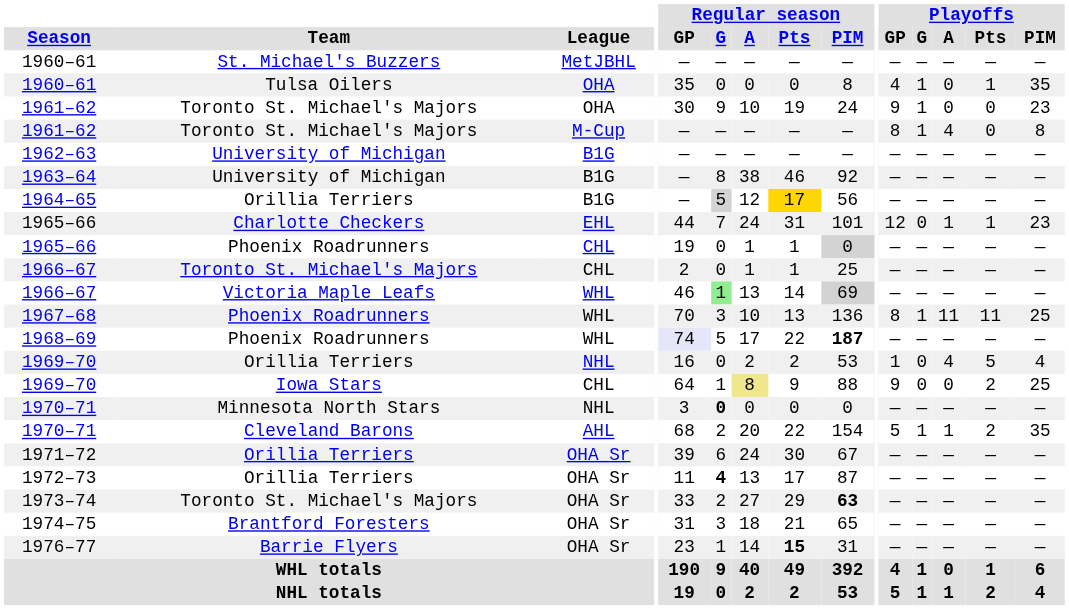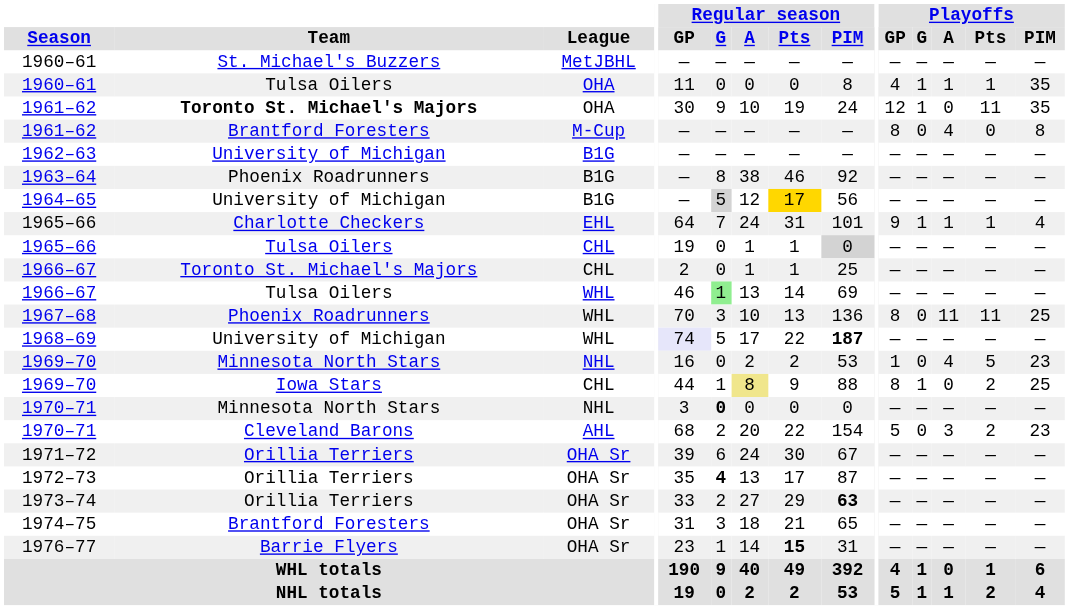(684, 85) 35 -> (684, 85) 11
(949, 85) 0 -> (949, 85) 1
(329, 108) normal -> (329, 108) bold
(895, 108) 9 -> (895, 108) 12
(990, 108) 0 -> (990, 108) 11
(1040, 108) 23 -> (1040, 108) 35
(329, 131) Toronto St. Michael's Majors -> (329, 131) Brantford Foresters
(922, 131) 1 -> (922, 131) 0
(329, 177) University of Michigan -> (329, 177) Phoenix Roadrunners
(329, 201) Orillia Terriers -> (329, 201) University of Michigan
(684, 224) 44 -> (684, 224) 64
(895, 224) 12 -> (895, 224) 9
(922, 224) 0 -> (922, 224) 1
(1040, 224) 23 -> (1040, 224) 4
(329, 247) Phoenix Roadrunners -> (329, 247) Tulsa Oilers
(329, 293) Victoria Maple Leafs -> (329, 293) Tulsa Oilers
(848, 293) lightgrey background -> (848, 293) no background
(922, 316) 1 -> (922, 316) 0
(329, 339) Phoenix Roadrunners -> (329, 339) University of Michigan
(329, 362) Orillia Terriers -> (329, 362) Minnesota North Stars
(1040, 362) 4 -> (1040, 362) 23
(684, 385) 64 -> (684, 385) 44
(895, 385) 9 -> (895, 385) 8
(922, 385) 0 -> (922, 385) 1
(922, 432) 1 -> (922, 432) 0
(949, 432) 1 -> (949, 432) 3
(1040, 432) 35 -> (1040, 432) 23
(684, 478) 11 -> (684, 478) 35
(329, 501) Toronto St. Michael's Majors -> (329, 501) Orillia Terriers
